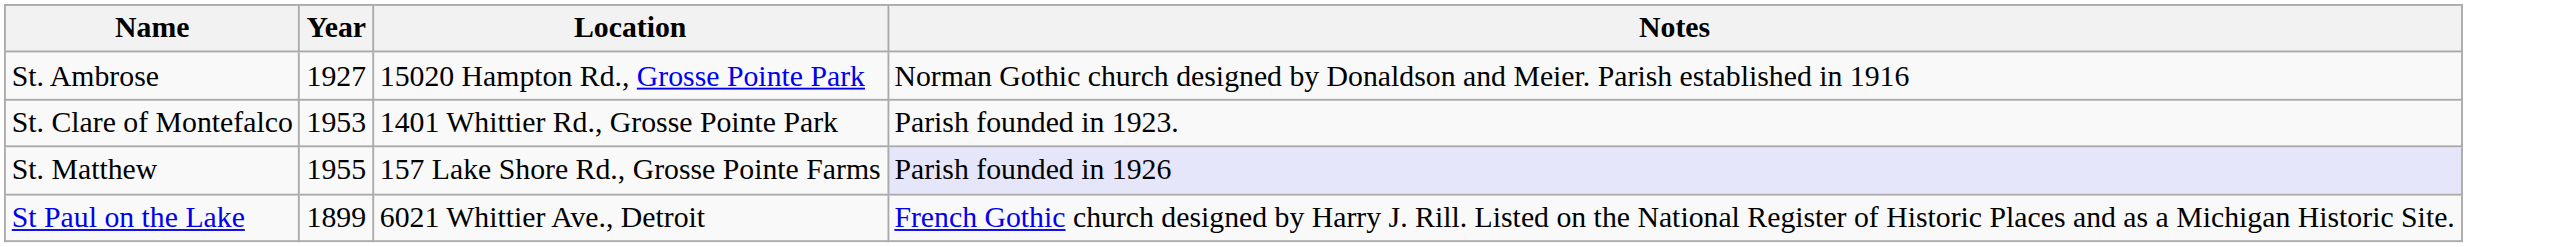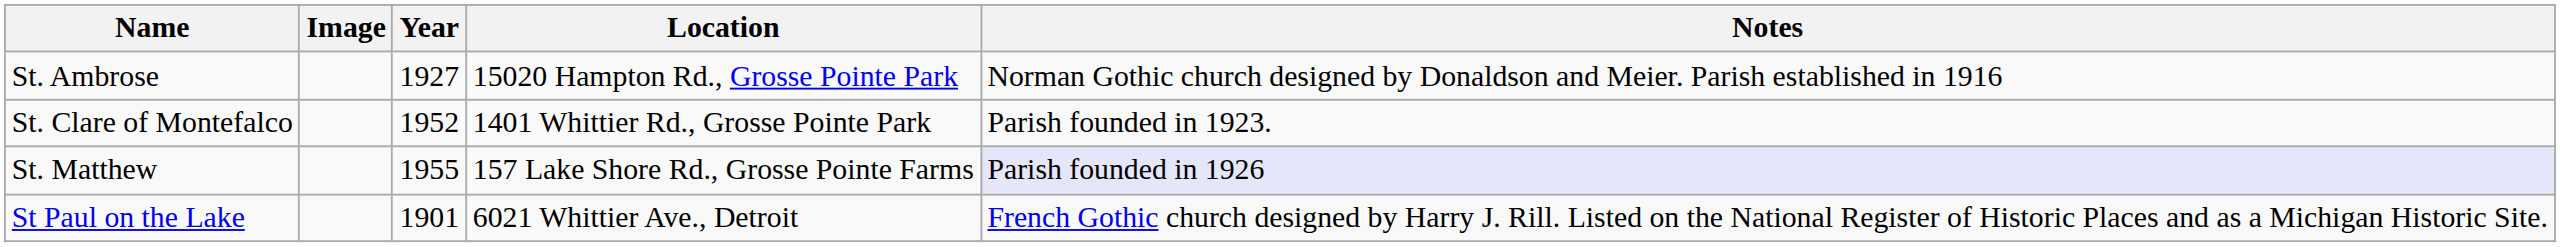+ column: (346, 28)
(336, 122) 1953 -> (429, 122) 1952
(336, 216) 1899 -> (429, 216) 1901
